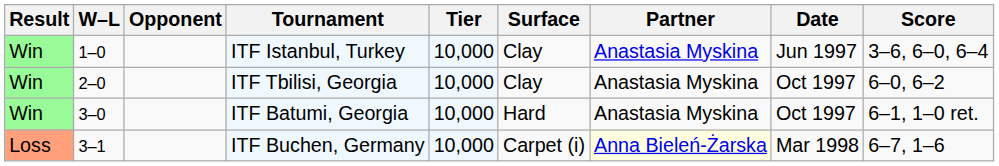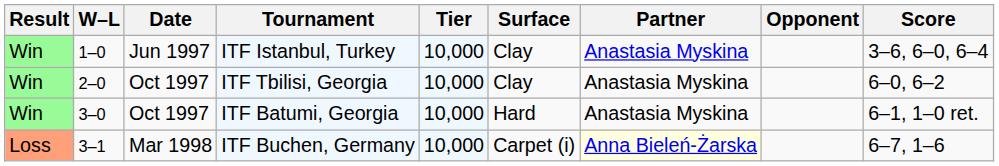columns swapped: (817, 20) <-> (175, 20)
